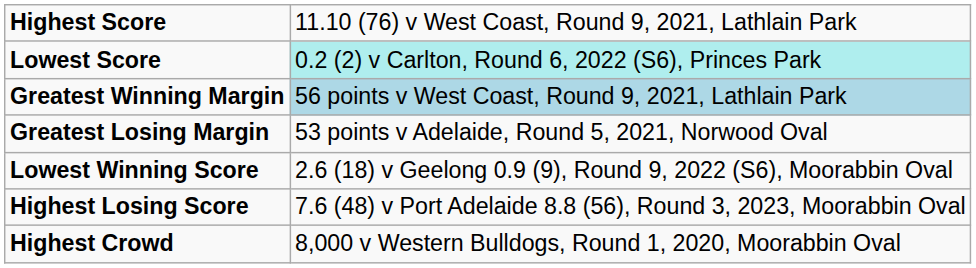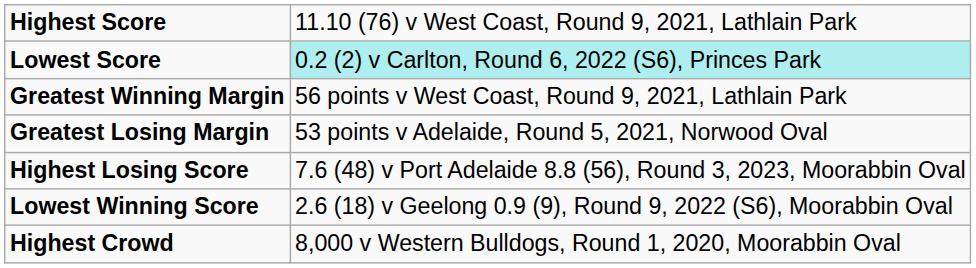(571, 96) lightblue background -> (571, 96) no background
rows swapped: (134, 170) <-> (129, 206)
